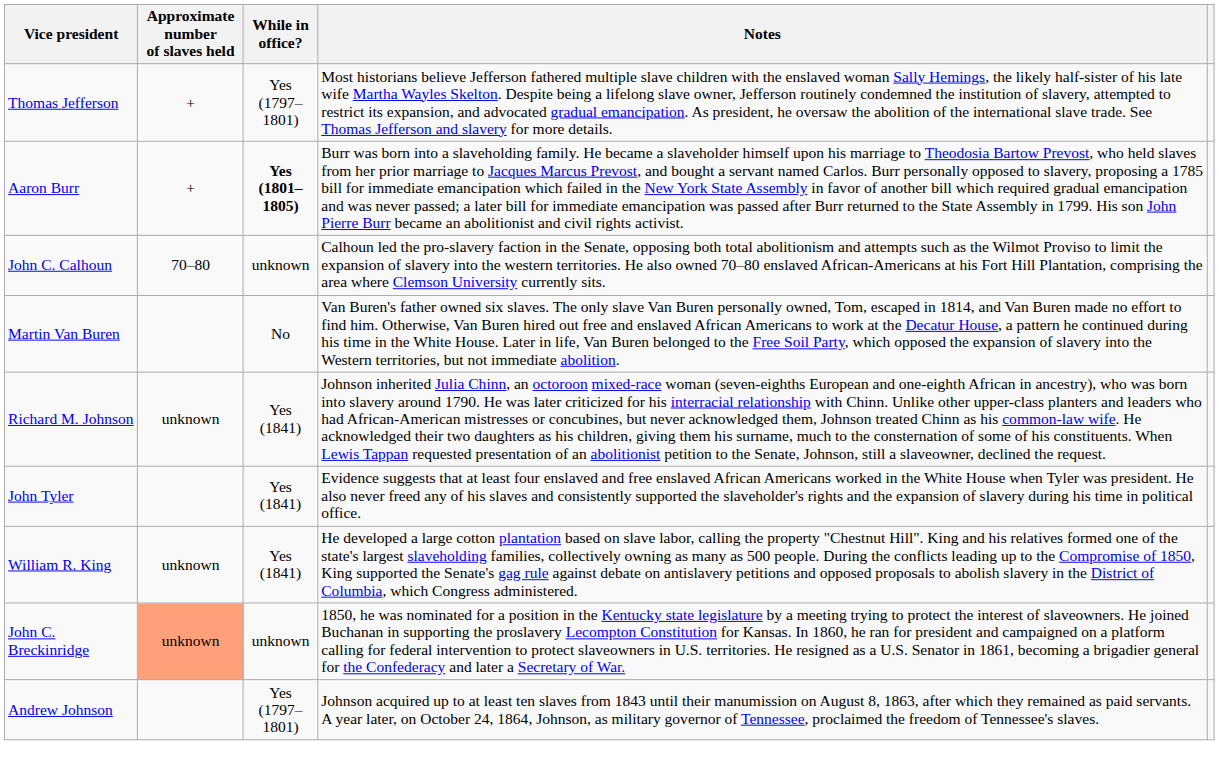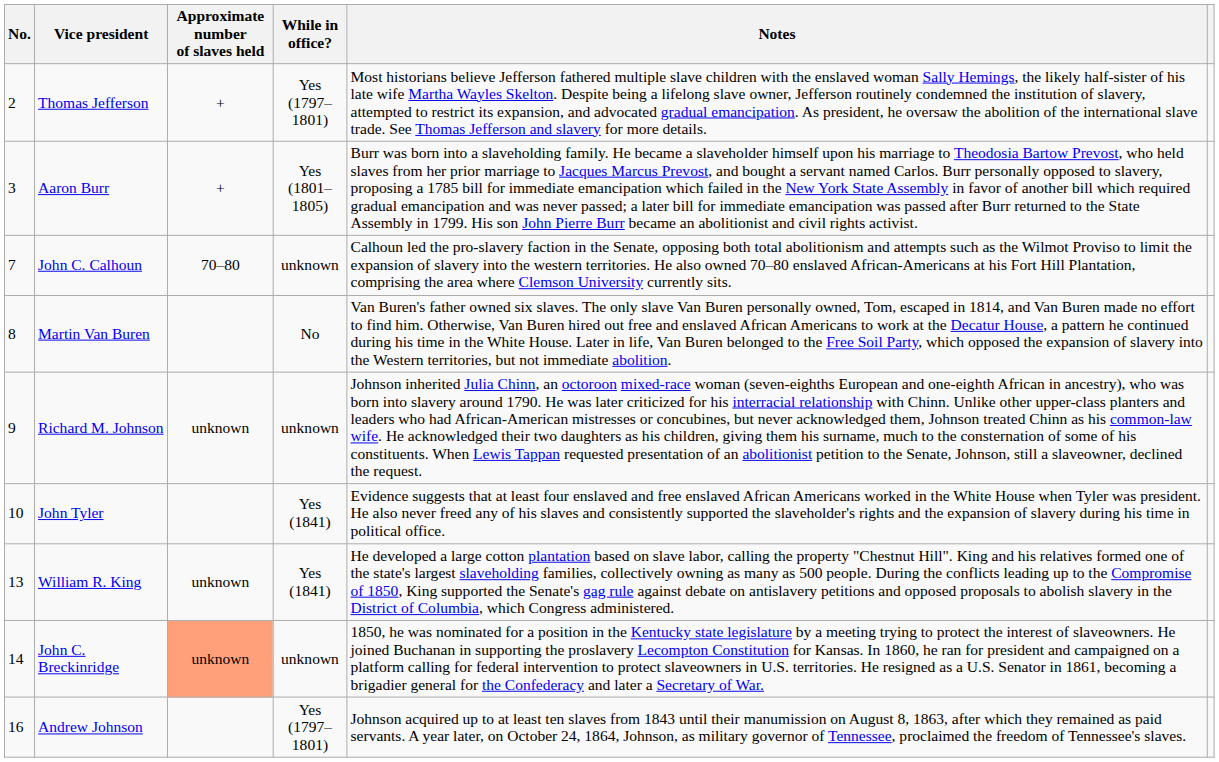+ column: (19, 34)
(281, 188) bold -> (310, 188) normal
(281, 419) Yes (1841) -> (310, 427) unknown
